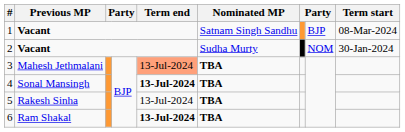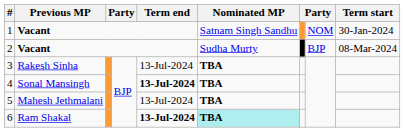(316, 30) BJP -> (320, 30) NOM
(368, 30) 08-Mar-2024 -> (366, 30) 30-Jan-2024
(320, 48) NOM -> (316, 48) BJP
(366, 48) 30-Jan-2024 -> (368, 48) 08-Mar-2024
(60, 65) Mahesh Jethmalani -> (48, 65) Rakesh Sinha
(166, 65) lightsalmon background -> (166, 65) no background
(48, 100) Rakesh Sinha -> (60, 100) Mahesh Jethmalani
(211, 118) no background -> (211, 118) paleturquoise background
